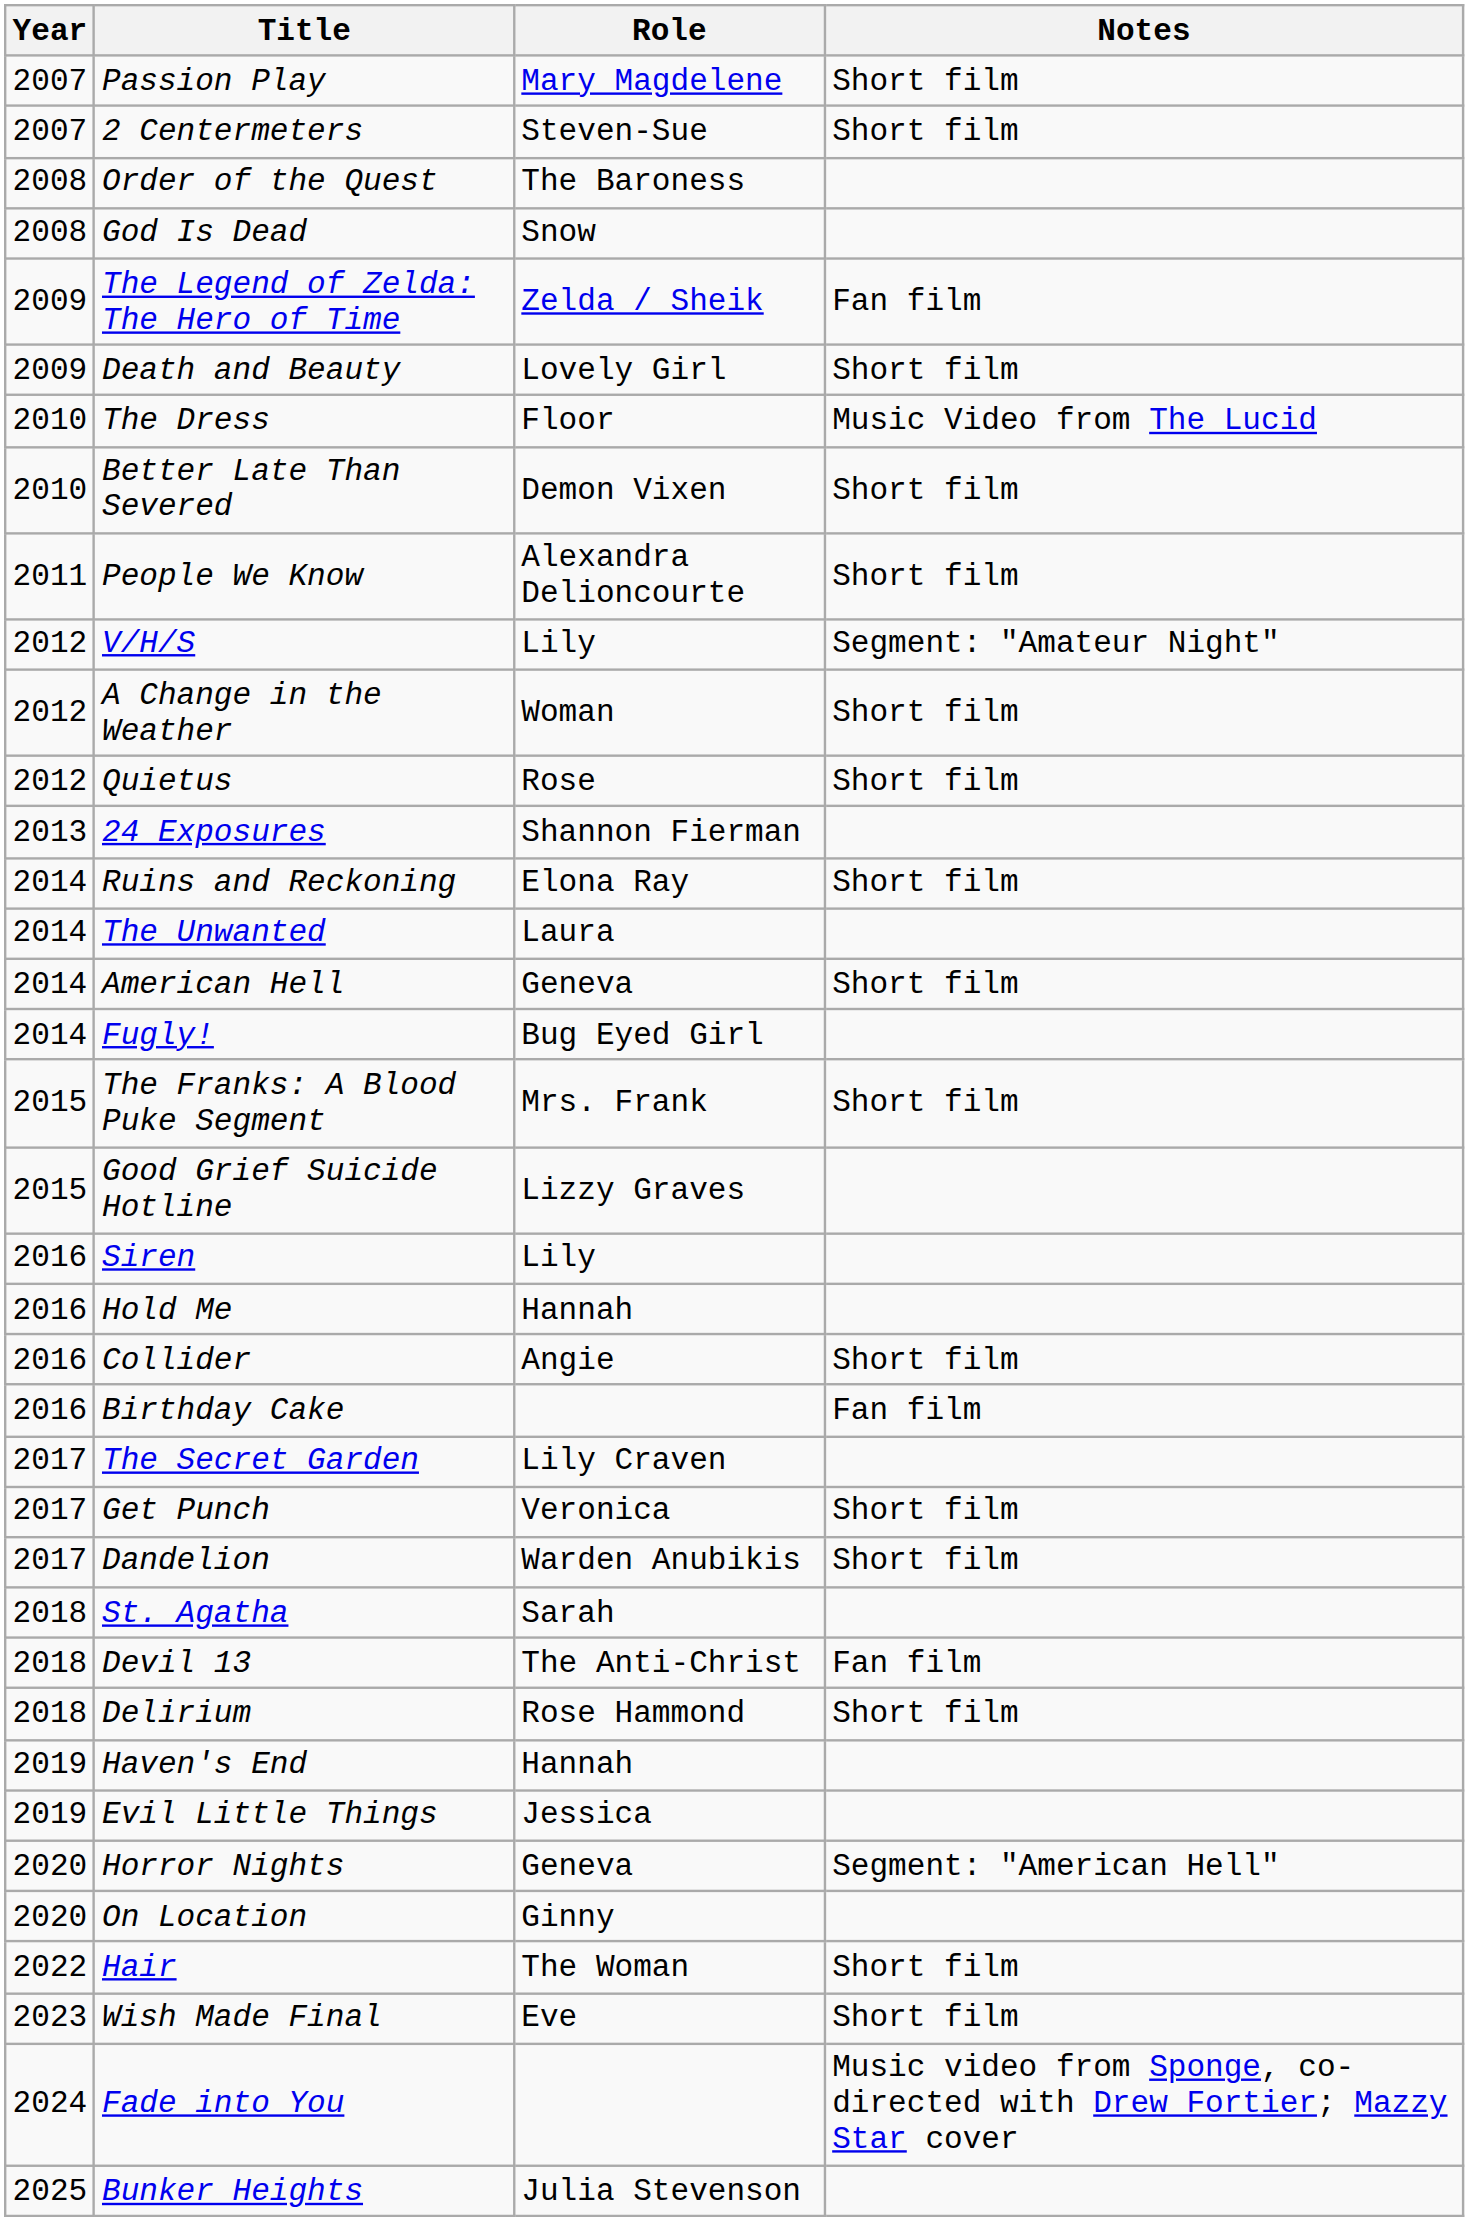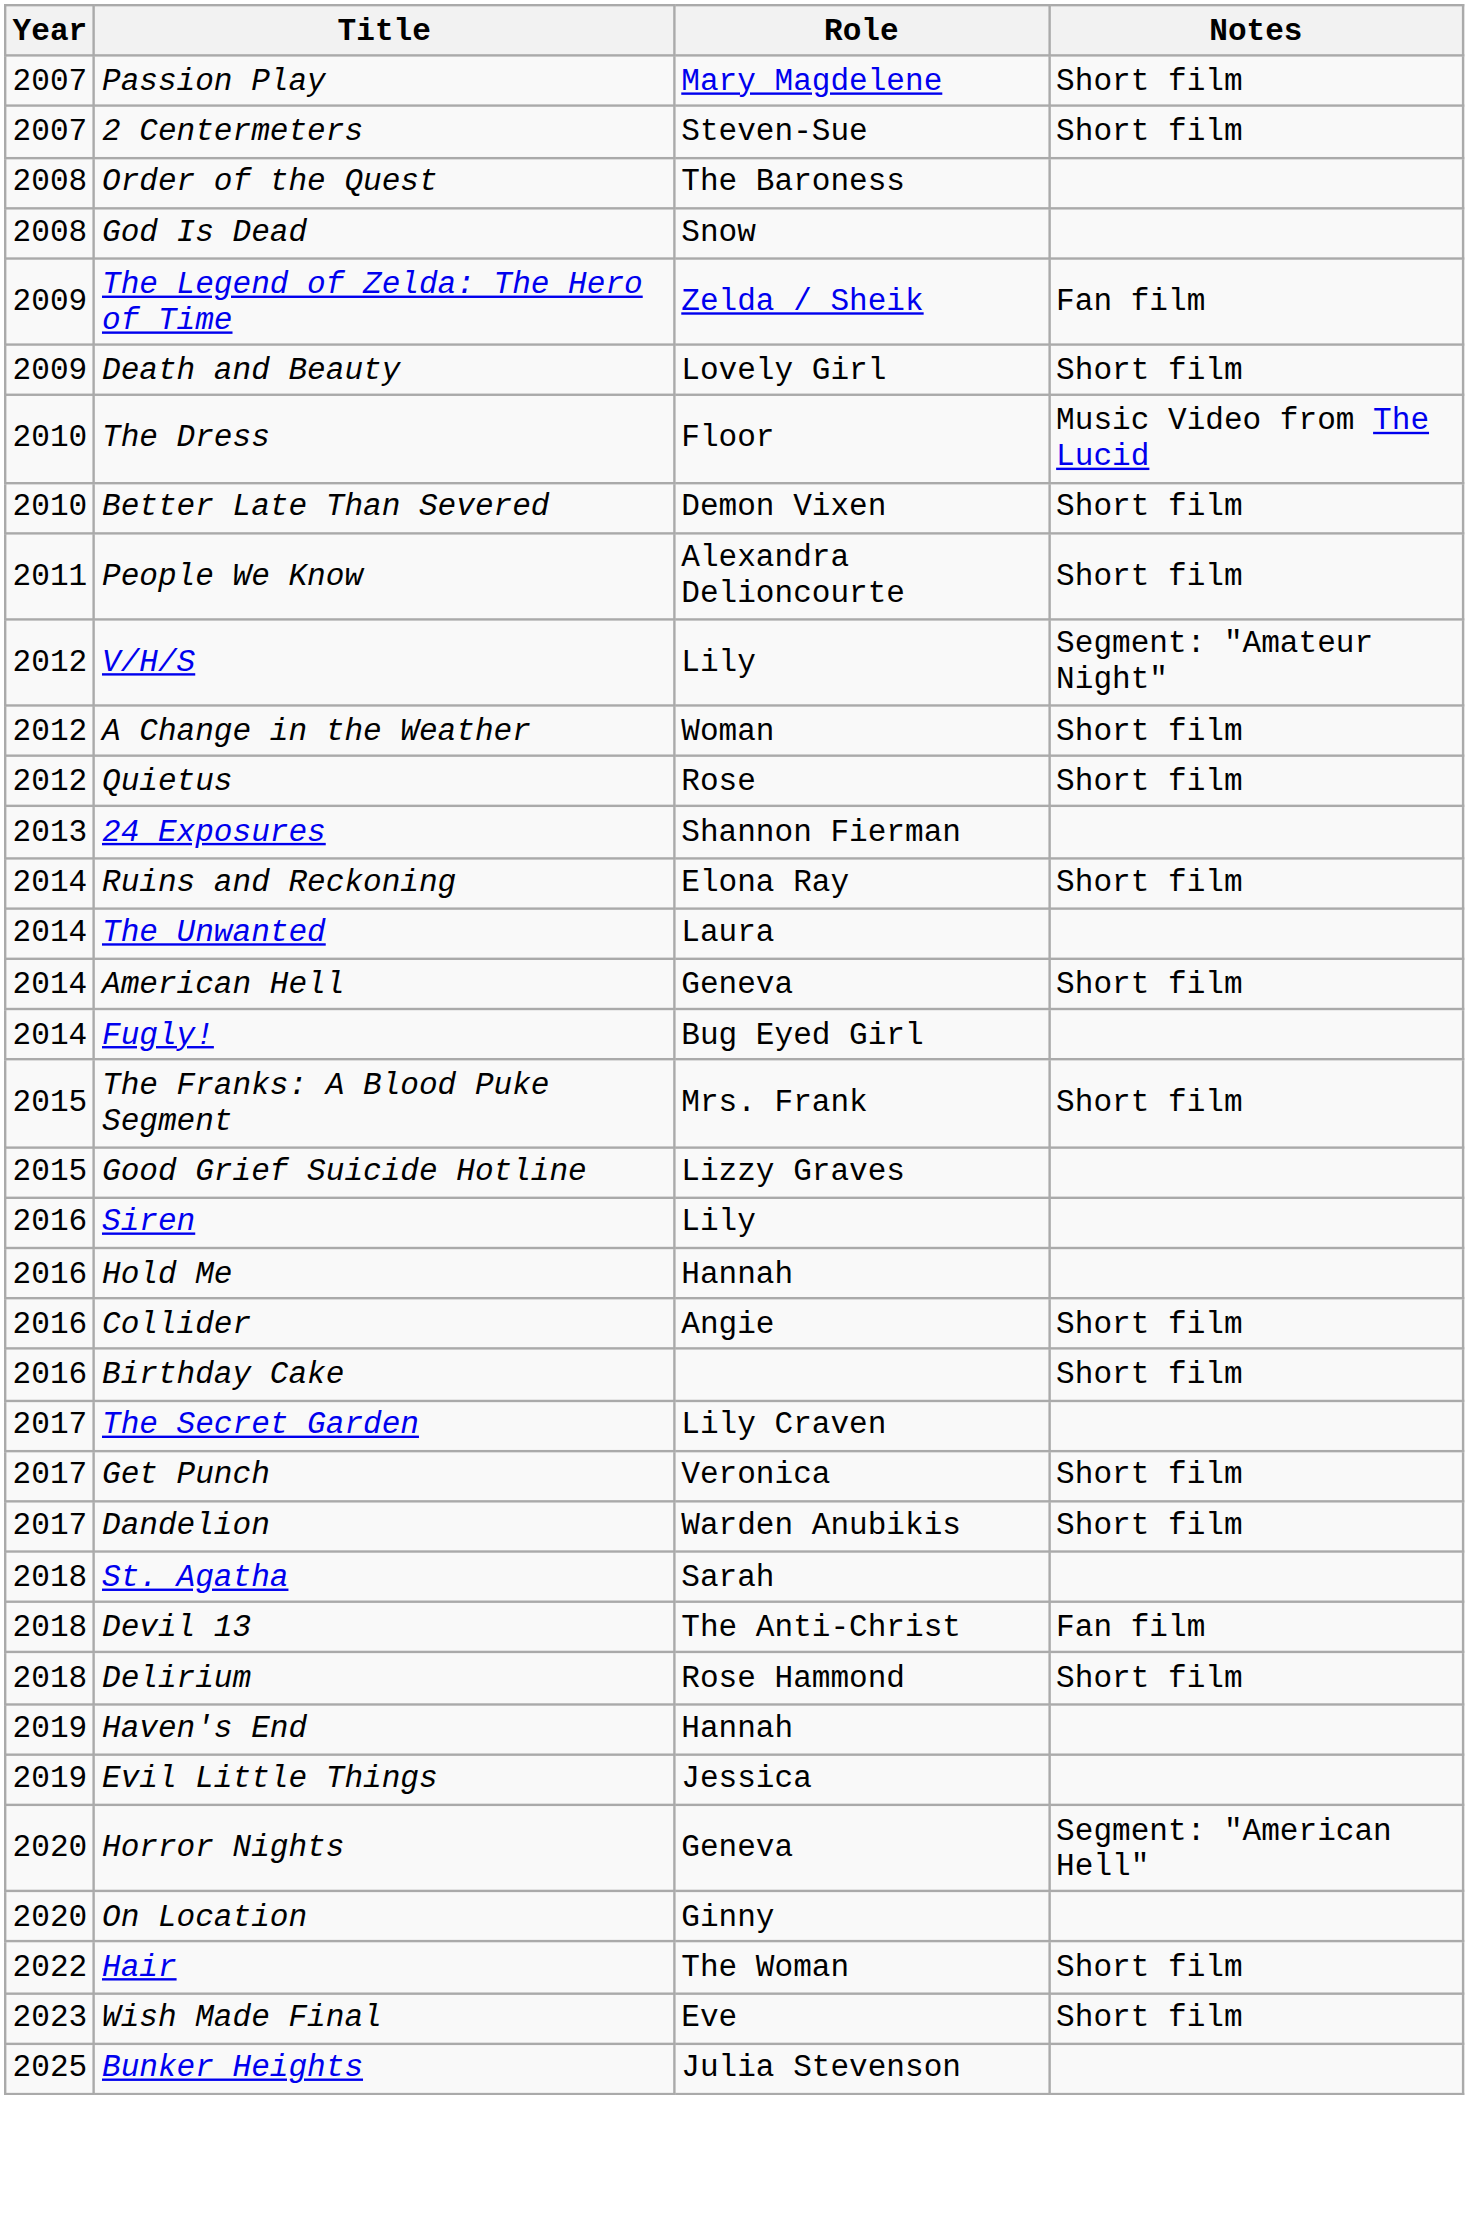(907, 1410) Fan film -> (1149, 1374) Short film
- row: (223, 2104)
